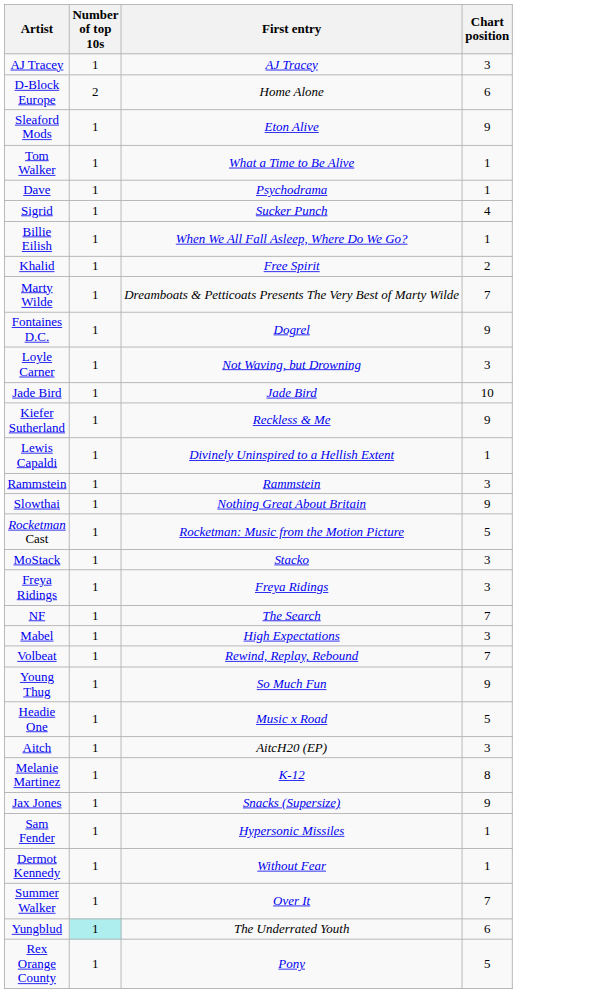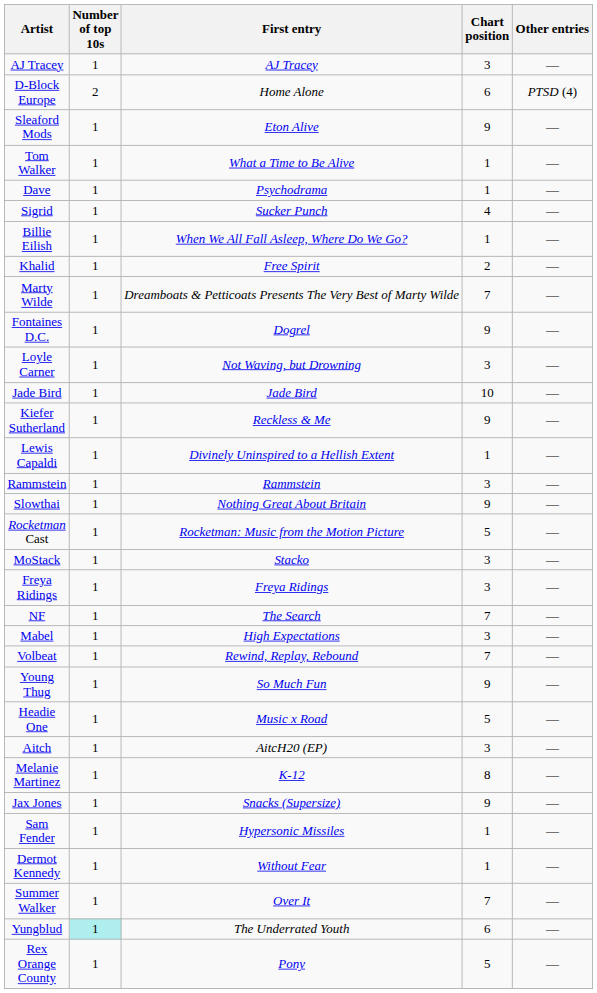+ column: (552, 29)
